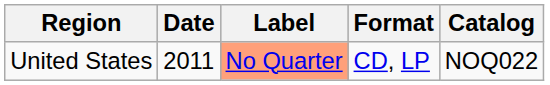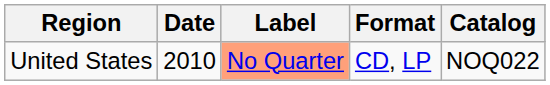(189, 60) 2011 -> (190, 60) 2010
